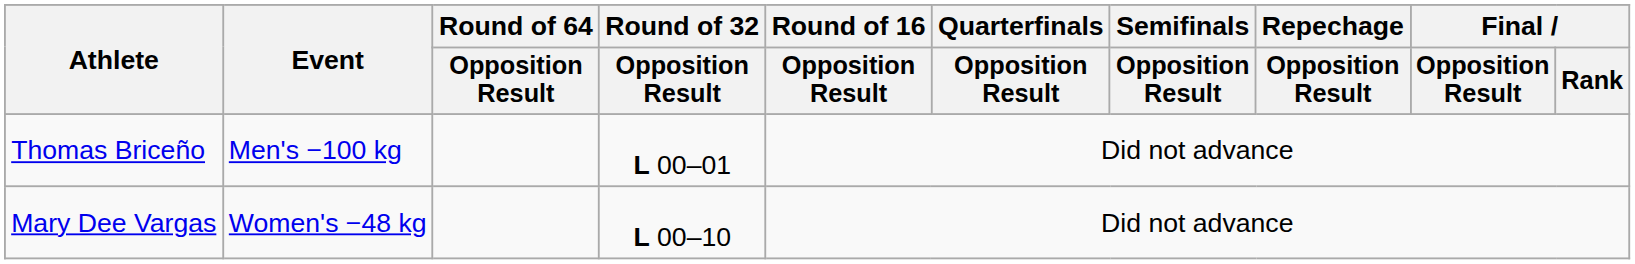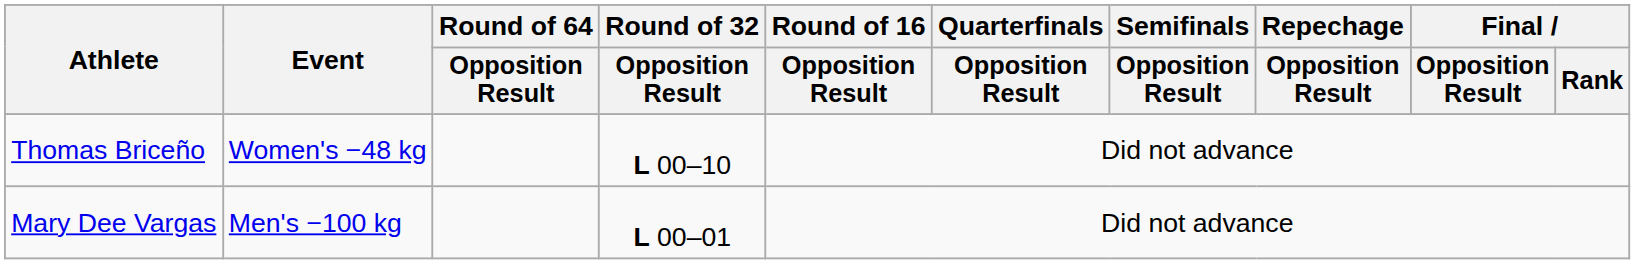(315, 151) Men's −100 kg -> (328, 151) Women's −48 kg
(682, 166) L 00–01 -> (682, 166) L 00–10
(328, 222) Women's −48 kg -> (315, 222) Men's −100 kg
(682, 237) L 00–10 -> (682, 237) L 00–01
